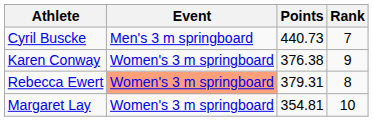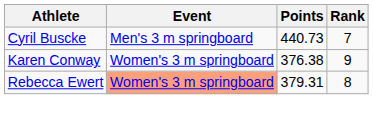- row: (49, 105)
